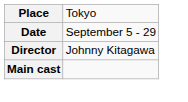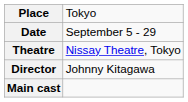+ row: (34, 50)
